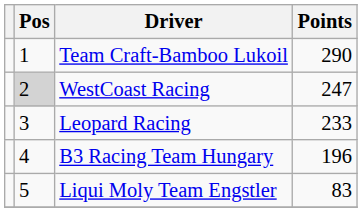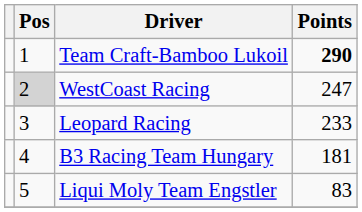(337, 55) normal -> (337, 55) bold
(337, 156) 196 -> (337, 156) 181
